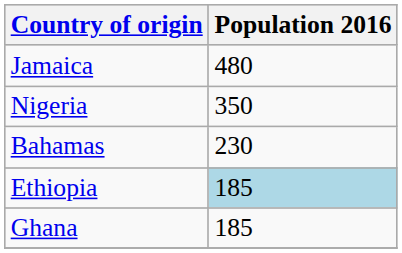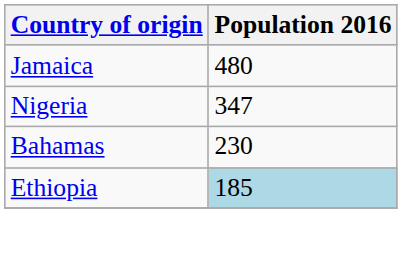(234, 106) 350 -> (234, 106) 347
- row: (44, 227)
